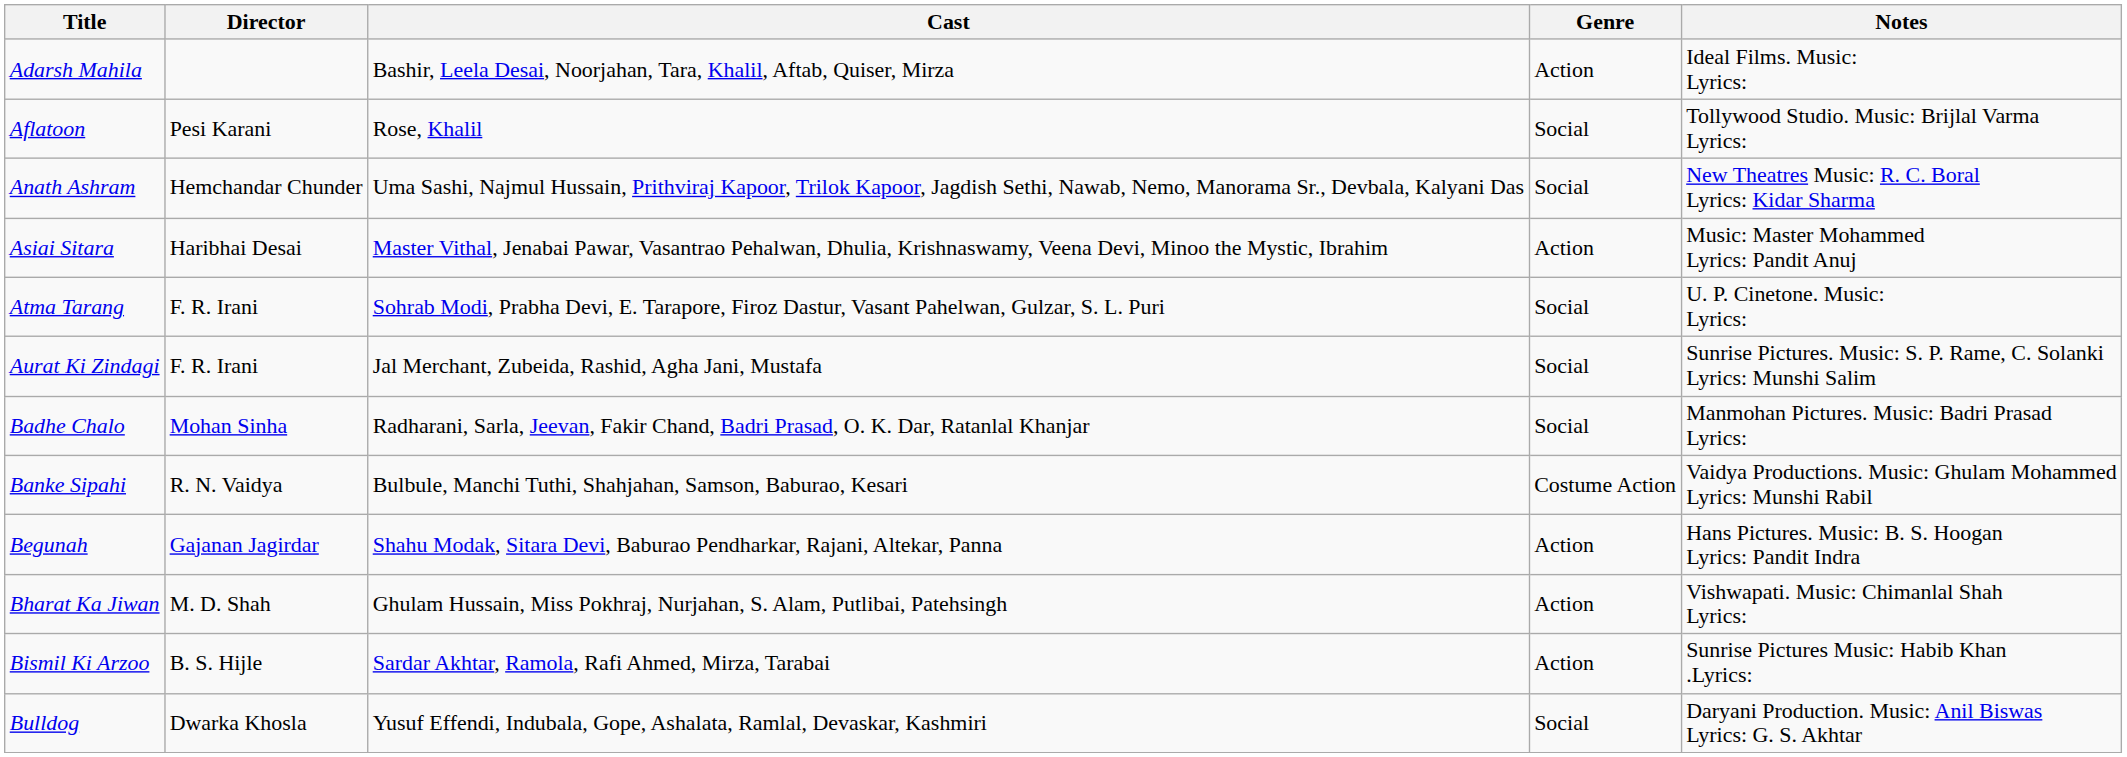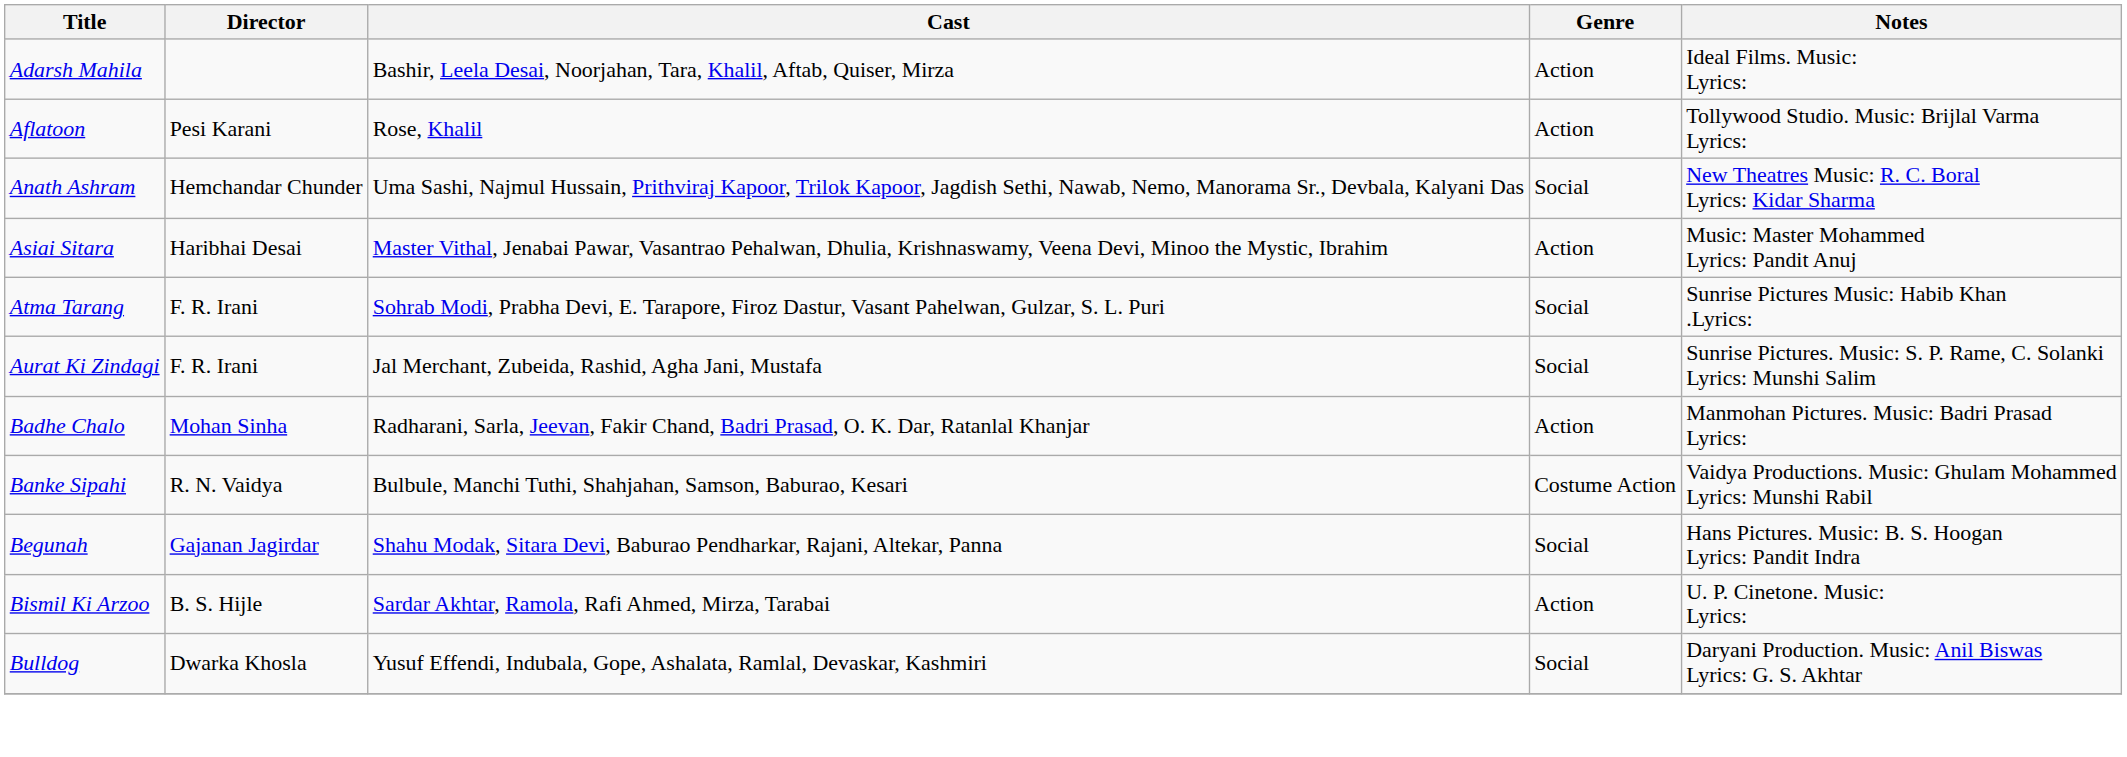(1562, 128) Social -> (1564, 128) Action
(1785, 306) U. P. Cinetone. Music: Lyrics: -> (1846, 306) Sunrise Pictures Music: Habib Khan .Lyrics:
(1562, 425) Social -> (1564, 425) Action
(1564, 544) Action -> (1562, 544) Social
- row: (85, 603)
(1846, 663) Sunrise Pictures Music: Habib Khan .Lyrics: -> (1785, 603) U. P. Cinetone. Music: Lyrics:
